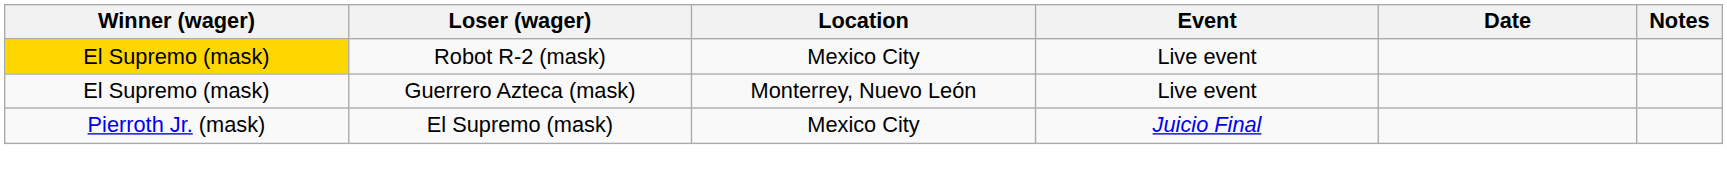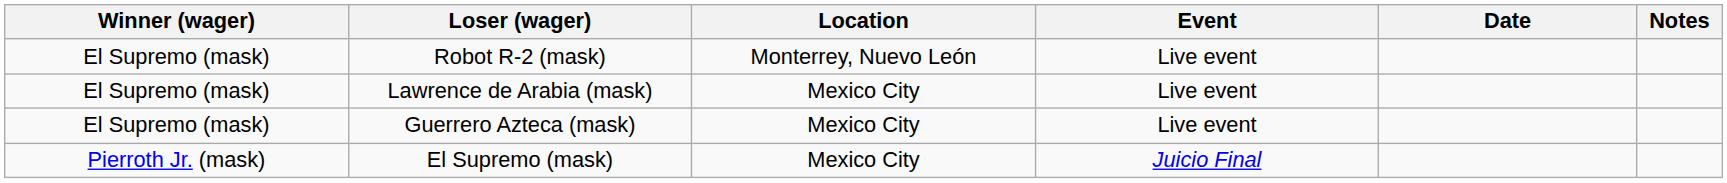(176, 56) gold background -> (176, 56) no background
(863, 56) Mexico City -> (863, 56) Monterrey, Nuevo León
+ row: (520, 90)
(863, 90) Monterrey, Nuevo León -> (863, 125) Mexico City
